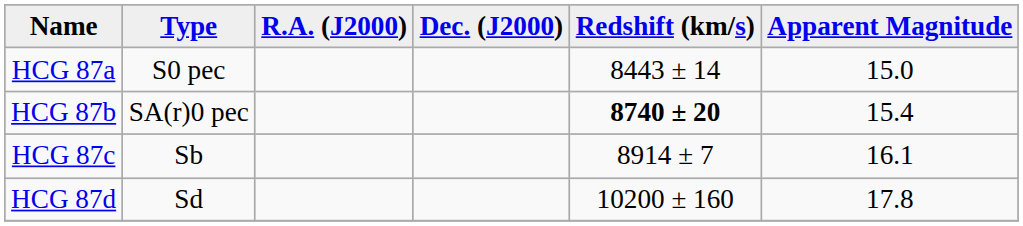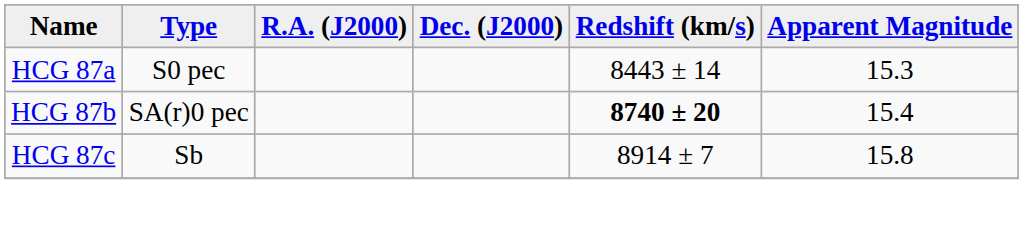(890, 69) 15.0 -> (890, 69) 15.3
(890, 155) 16.1 -> (890, 155) 15.8
- row: (64, 198)
